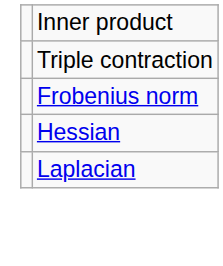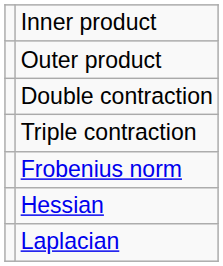+ row: (91, 59)
+ row: (117, 96)
